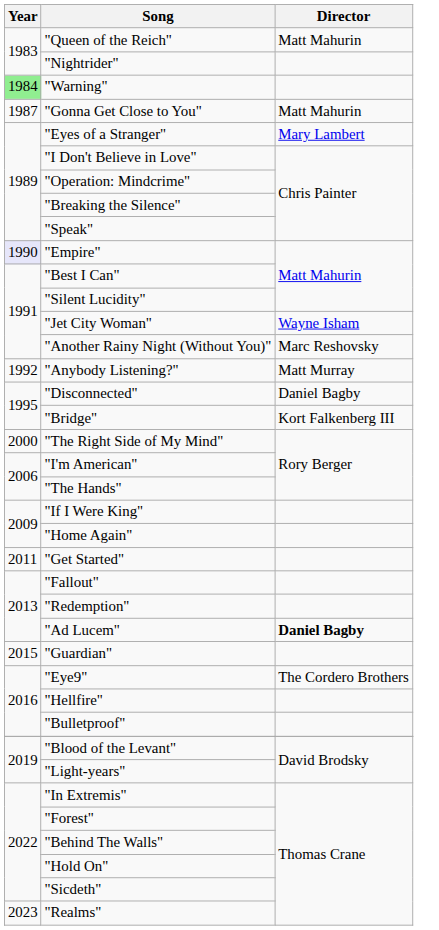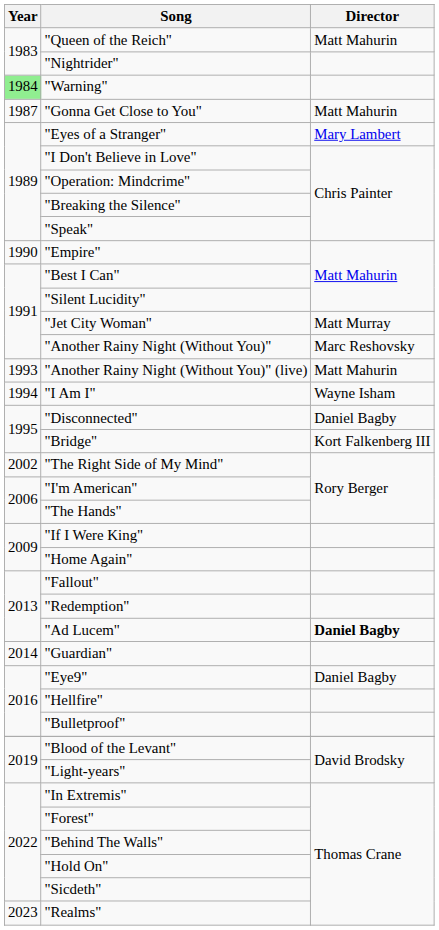(23, 252) lavender background -> (23, 252) no background
(319, 323) Wayne Isham -> (352, 323) Matt Murray
- row: (112, 370)
+ row: (176, 370)
+ row: (70, 393)
(23, 441) 2000 -> (23, 464) 2002
- row: (84, 559)
(23, 653) 2015 -> (23, 653) 2014
(344, 677) The Cordero Brothers -> (355, 677) Daniel Bagby
